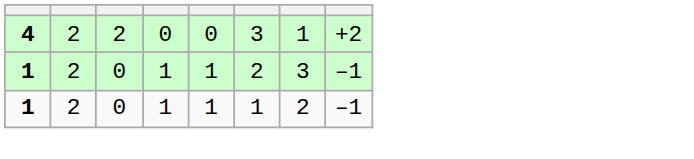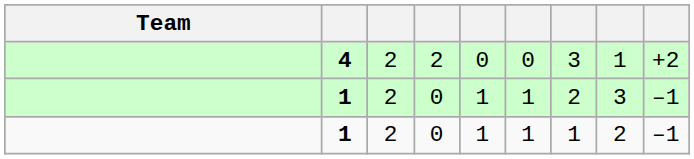+ column: (163, 23)
